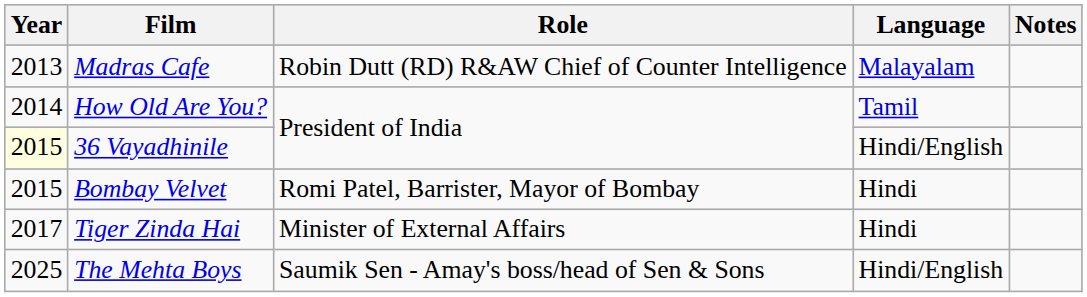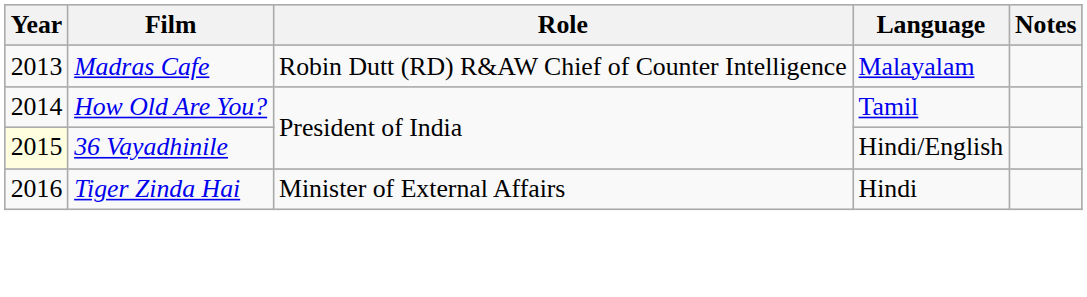- row: (150, 188)
(37, 229) 2017 -> (37, 188) 2016
- row: (158, 270)
